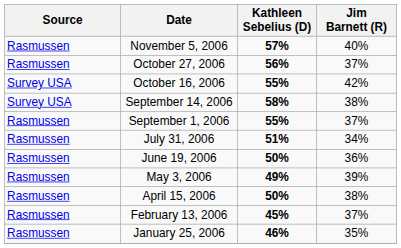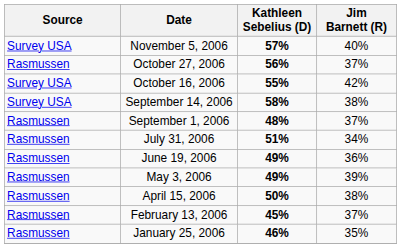(38, 45) Rasmussen -> (39, 45) Survey USA
(277, 121) 55% -> (277, 121) 48%
(277, 158) 50% -> (277, 158) 49%
